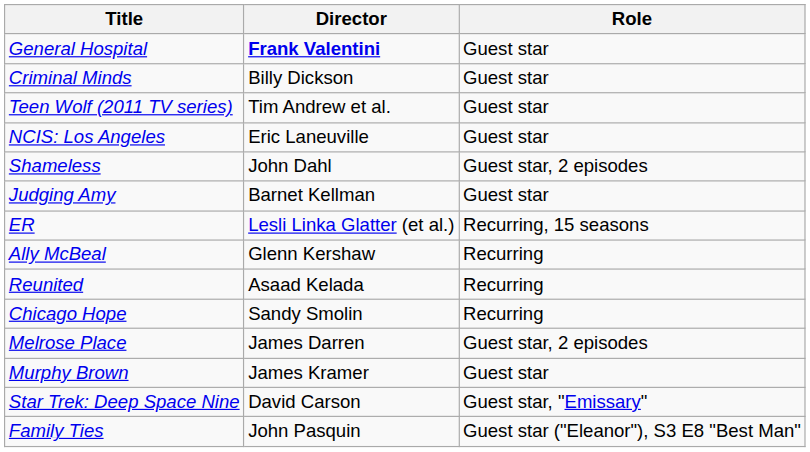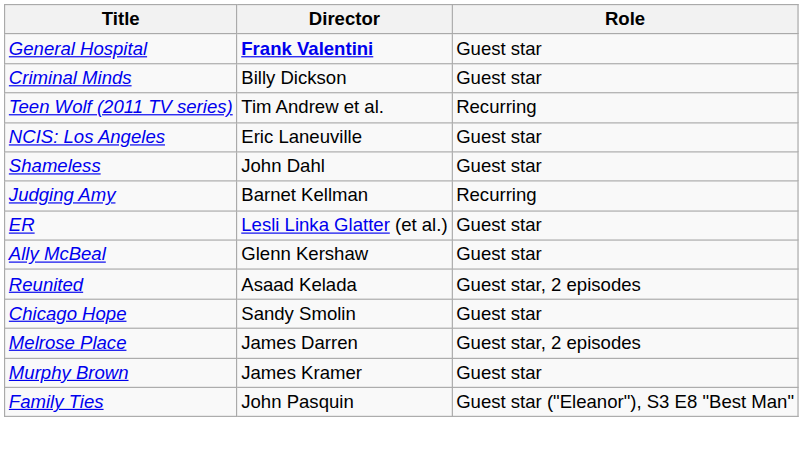(506, 107) Guest star -> (496, 107) Recurring
(555, 166) Guest star, 2 episodes -> (499, 166) Guest star
(506, 195) Guest star -> (496, 195) Recurring
(556, 225) Recurring, 15 seasons -> (499, 225) Guest star
(503, 254) Recurring -> (499, 254) Guest star
(503, 284) Recurring -> (548, 284) Guest star, 2 episodes
(503, 313) Recurring -> (499, 313) Guest star
- row: (124, 401)
